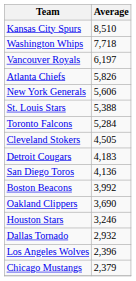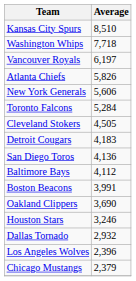- row: (36, 108)
+ row: (38, 172)
(105, 188) 3,992 -> (105, 188) 3,991
